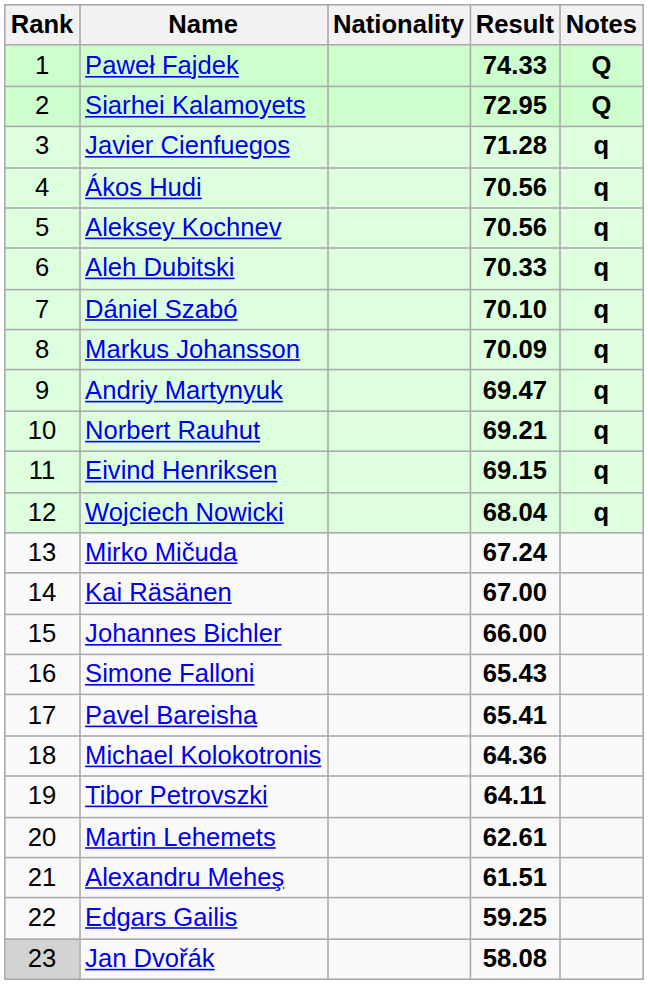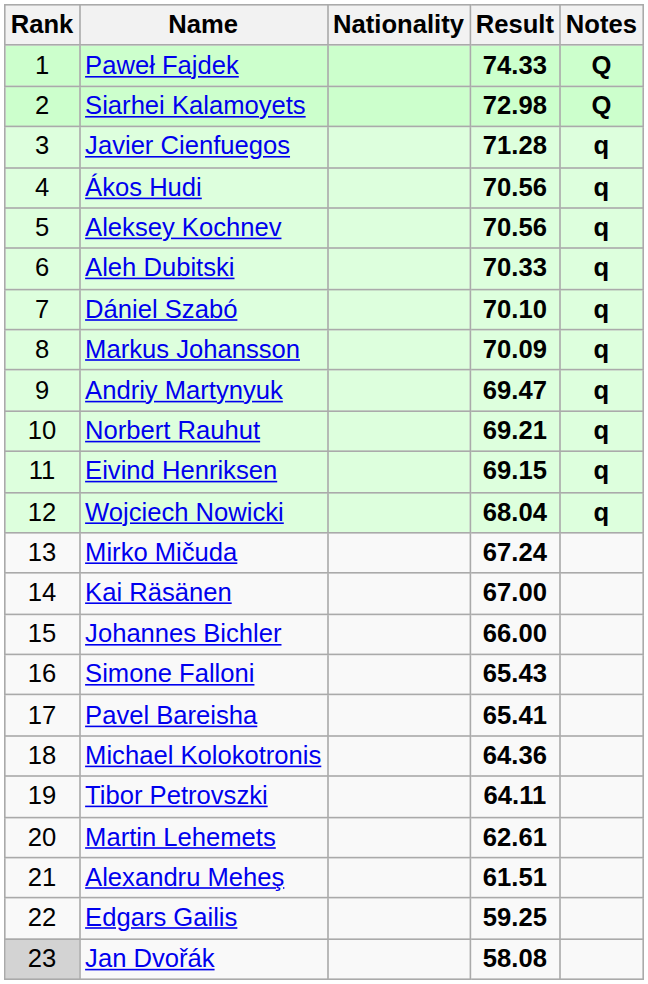(515, 106) 72.95 -> (515, 106) 72.98
